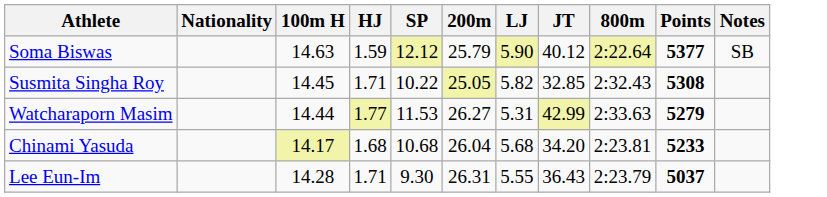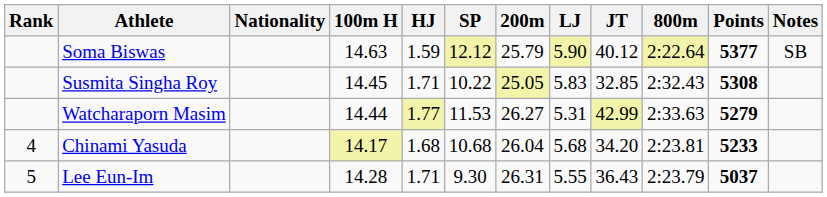+ column: (31, 20)
(517, 83) 5.82 -> (570, 83) 5.83
